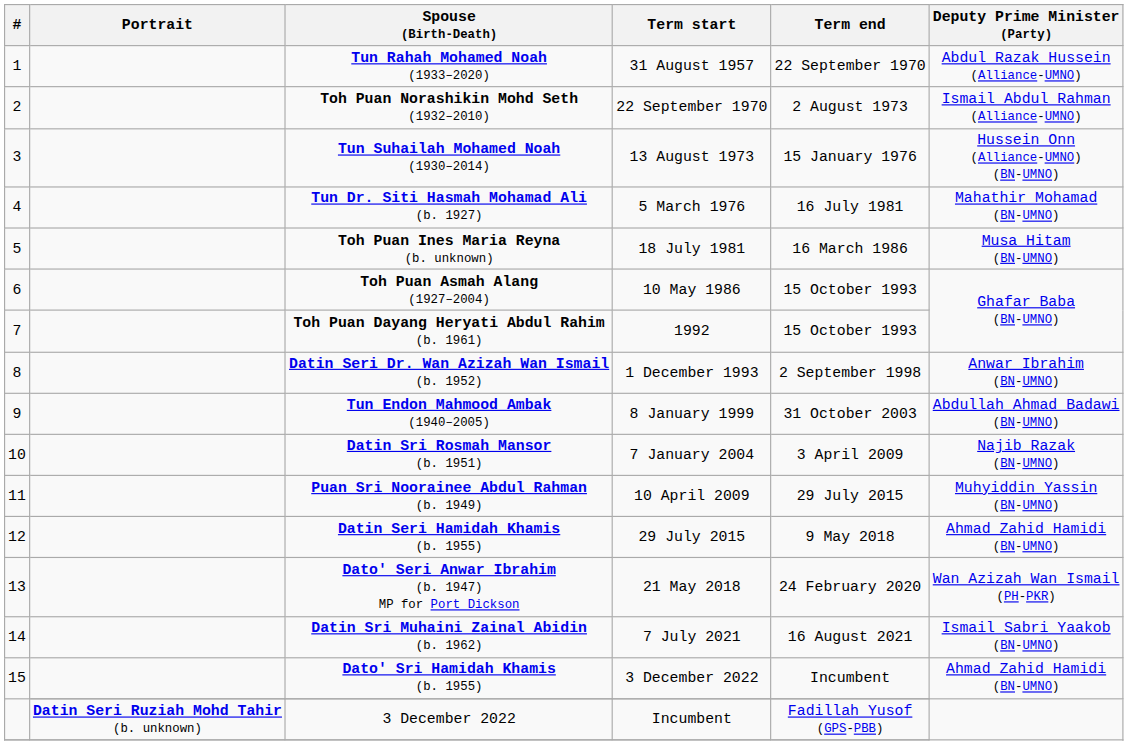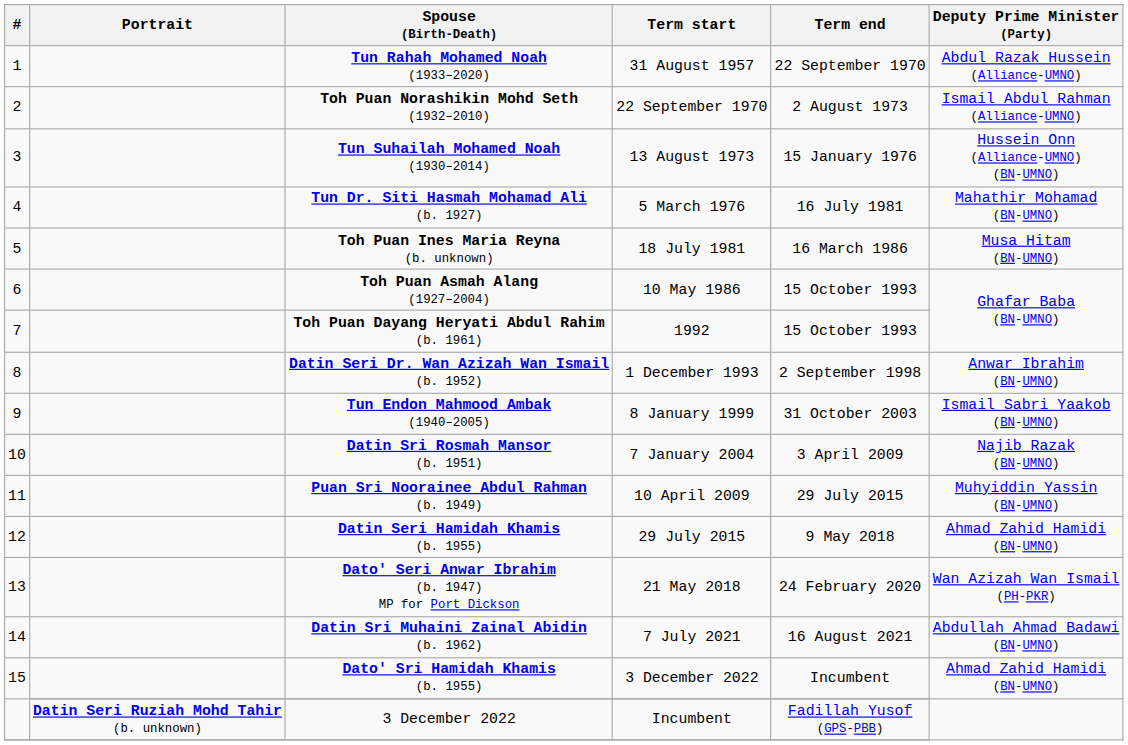(1026, 413) Abdullah Ahmad Badawi (BN-UMNO) -> (1026, 413) Ismail Sabri Yaakob (BN-UMNO)
(1026, 636) Ismail Sabri Yaakob (BN-UMNO) -> (1026, 636) Abdullah Ahmad Badawi (BN-UMNO)
